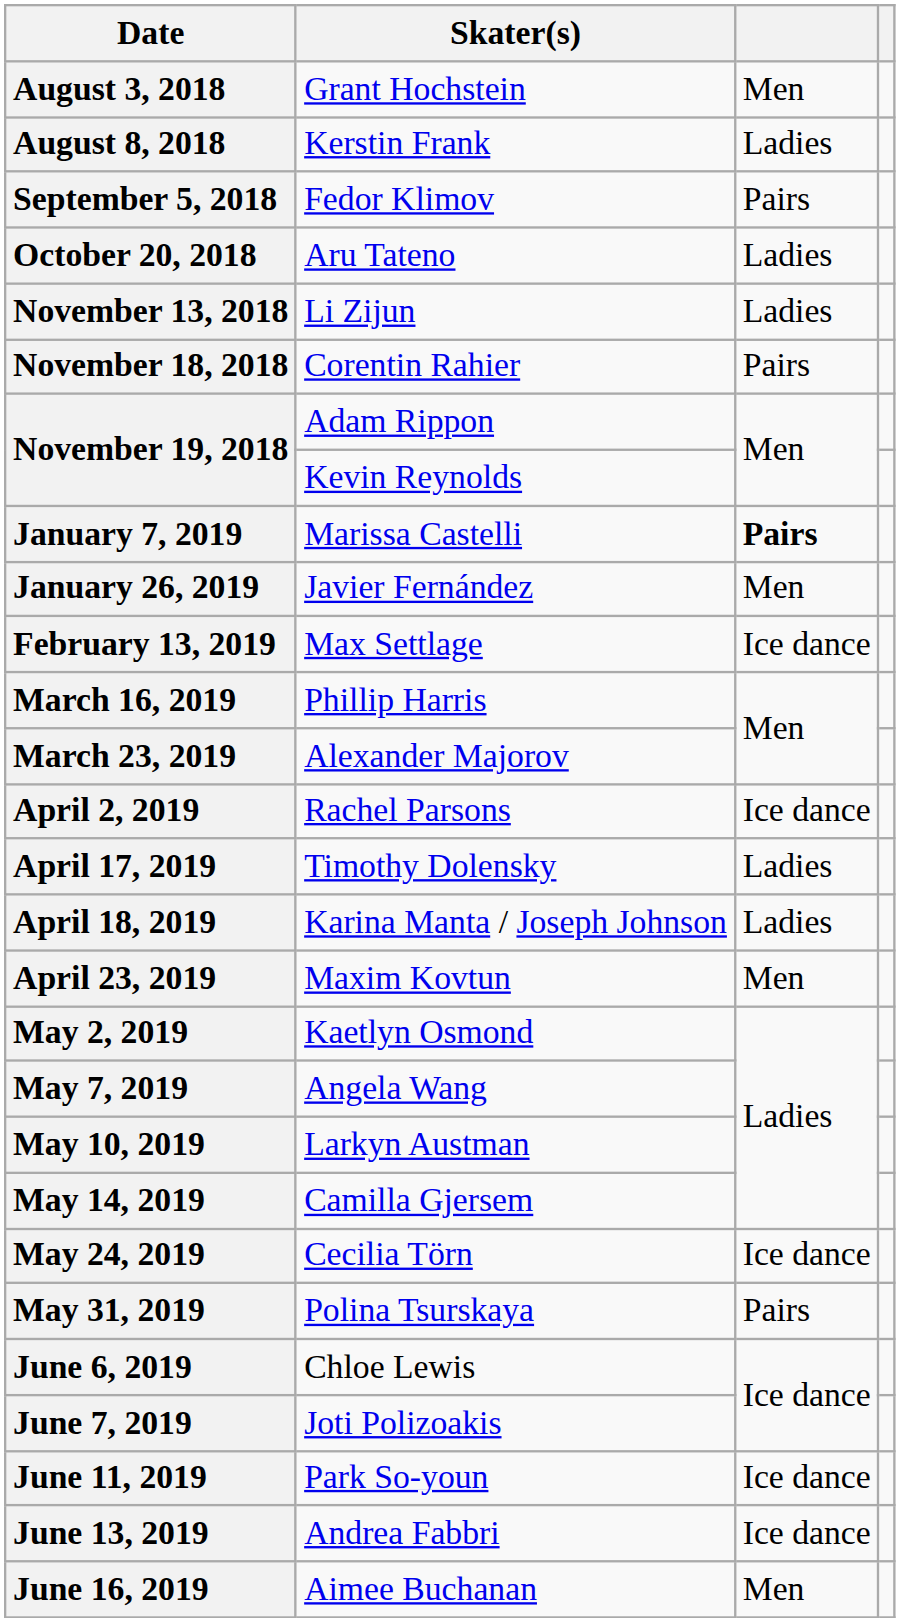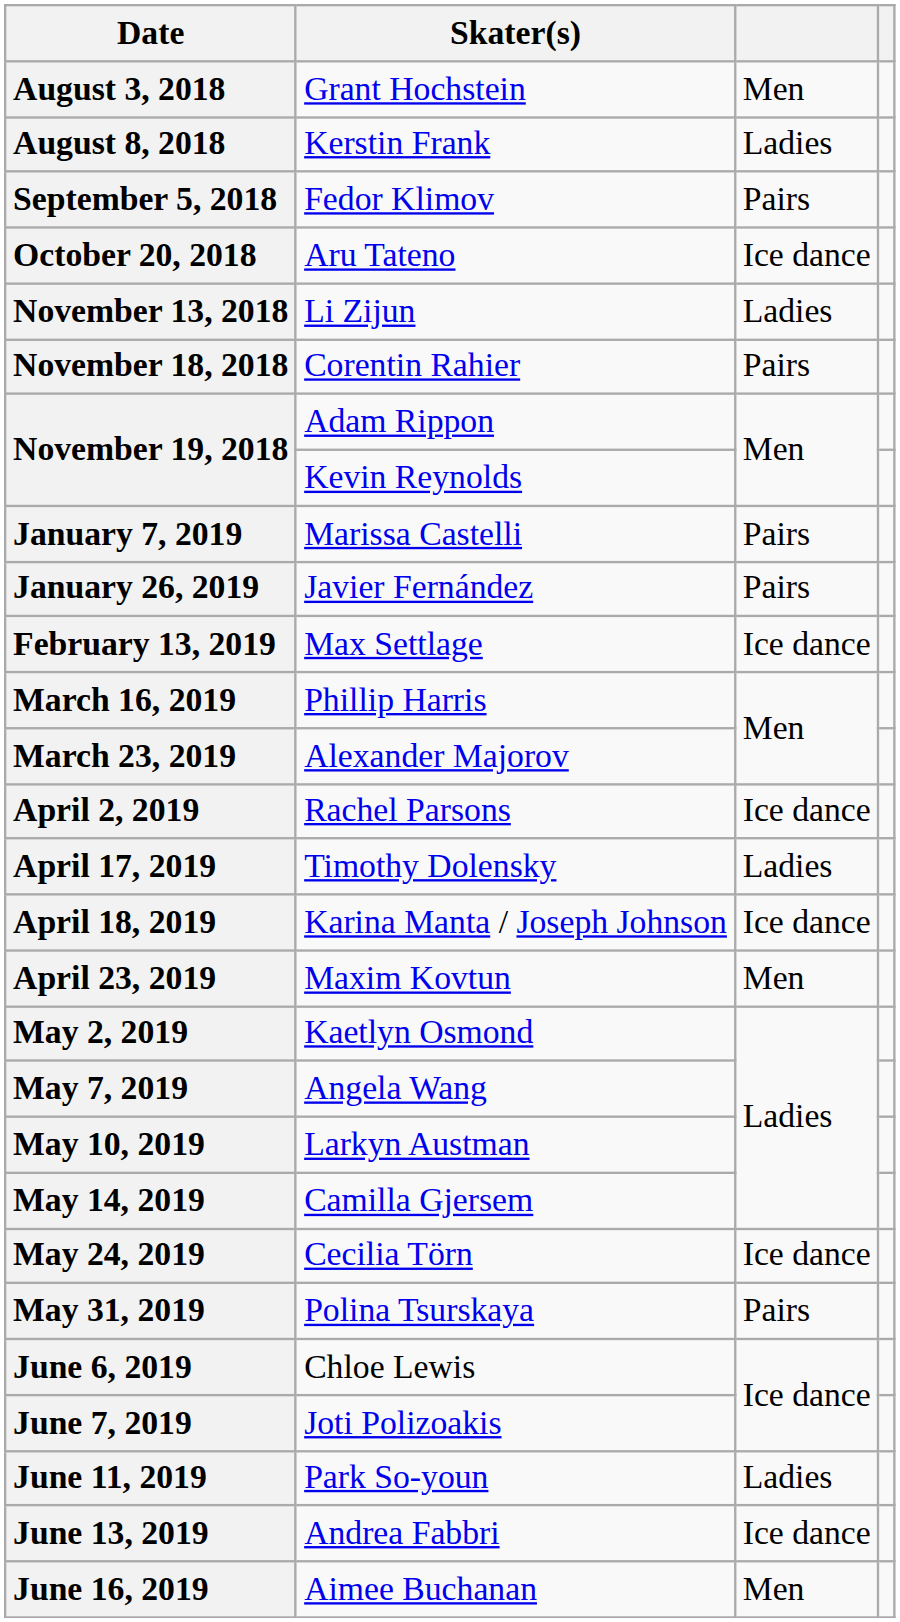(788, 254) Ladies -> (807, 254) Ice dance
(780, 532) bold -> (776, 532) normal
(774, 588) Men -> (776, 588) Pairs
(788, 921) Ladies -> (807, 921) Ice dance
(807, 1477) Ice dance -> (788, 1477) Ladies
